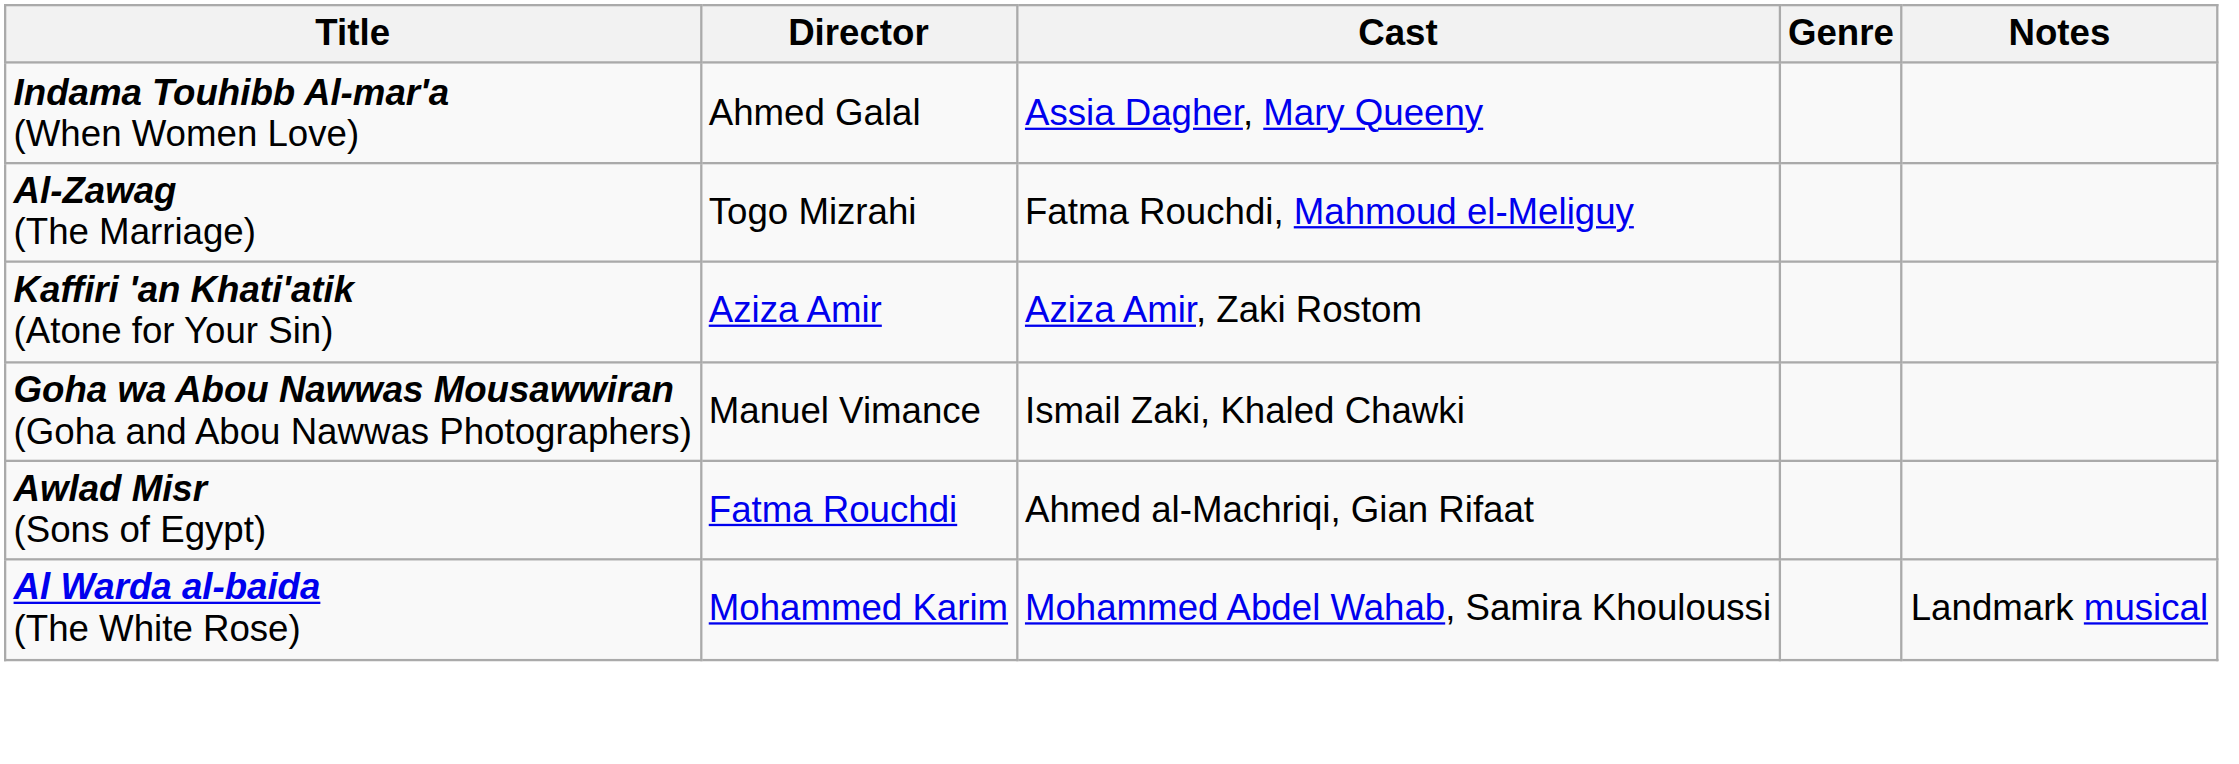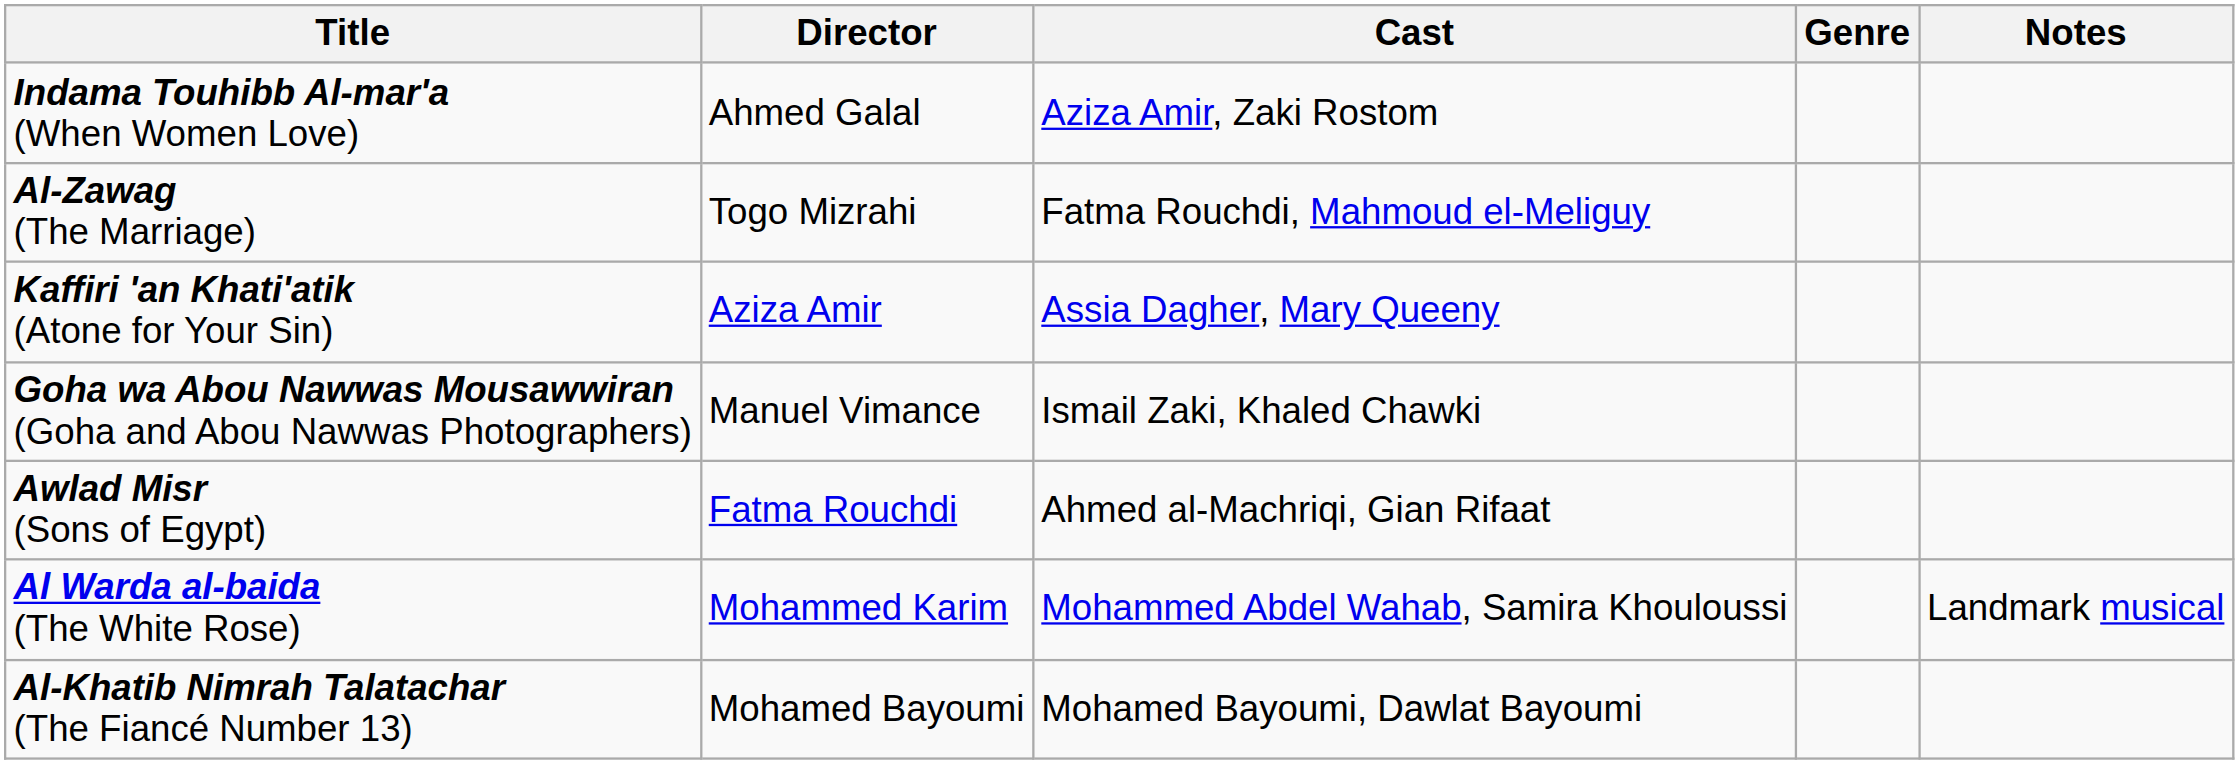(1254, 112) Assia Dagher, Mary Queeny -> (1240, 112) Aziza Amir, Zaki Rostom
(1223, 310) Aziza Amir, Zaki Rostom -> (1270, 310) Assia Dagher, Mary Queeny
+ row: (259, 708)
